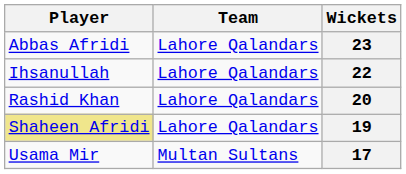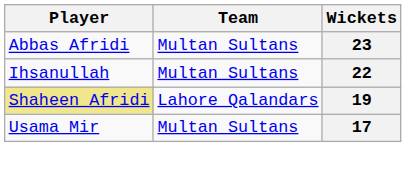(238, 46) Lahore Qalandars -> (228, 46) Multan Sultans
(238, 73) Lahore Qalandars -> (228, 73) Multan Sultans
- row: (362, 100)
